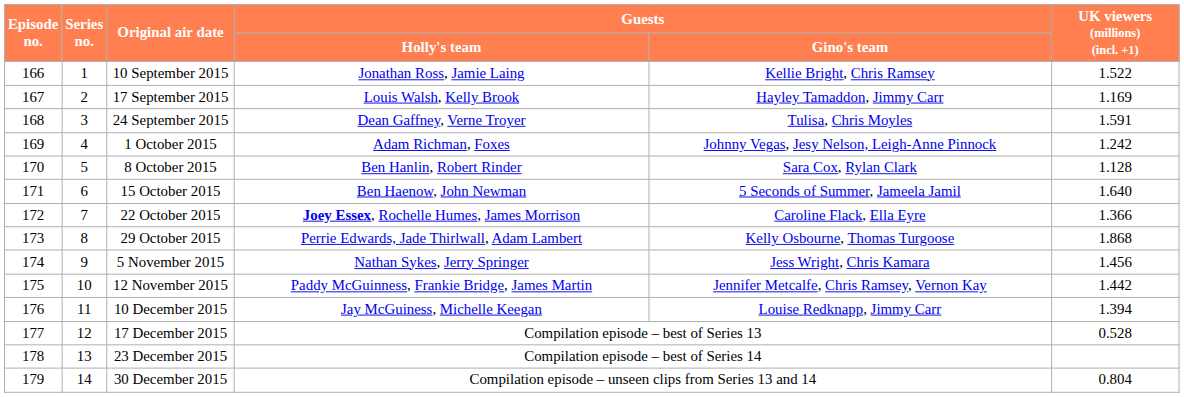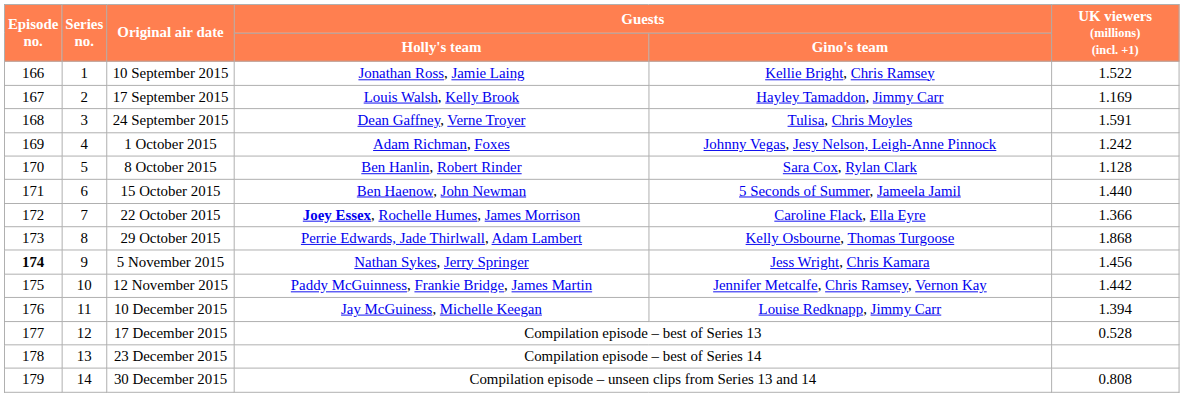(1115, 191) 1.640 -> (1115, 191) 1.440
(33, 262) normal -> (33, 262) bold
(1115, 380) 0.804 -> (1115, 380) 0.808
